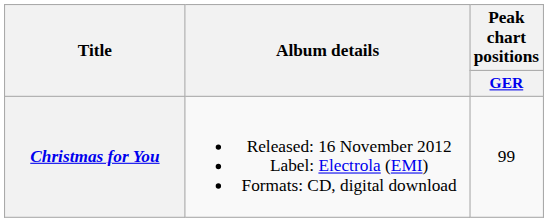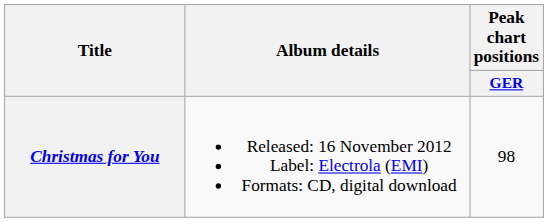(506, 156) 99 -> (506, 156) 98
